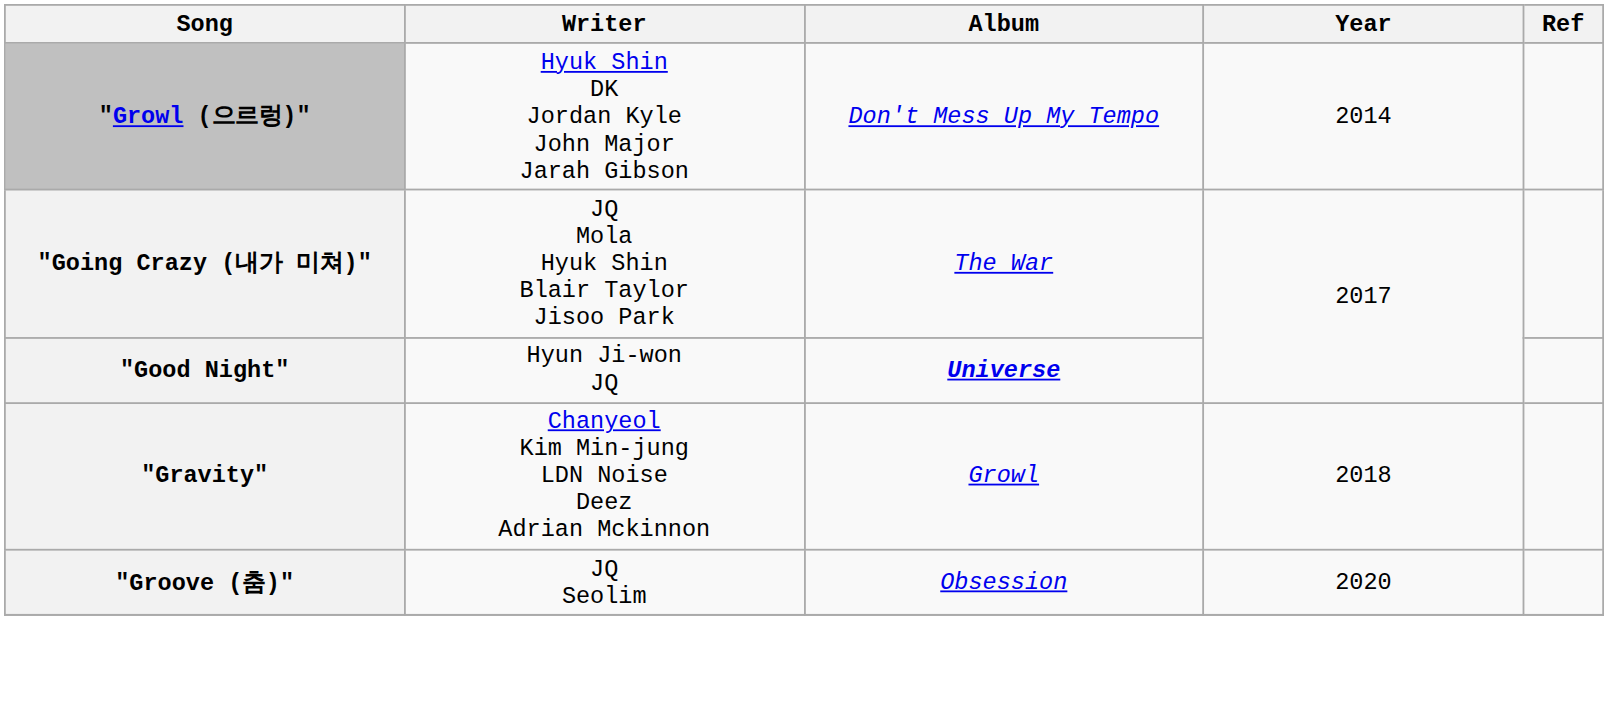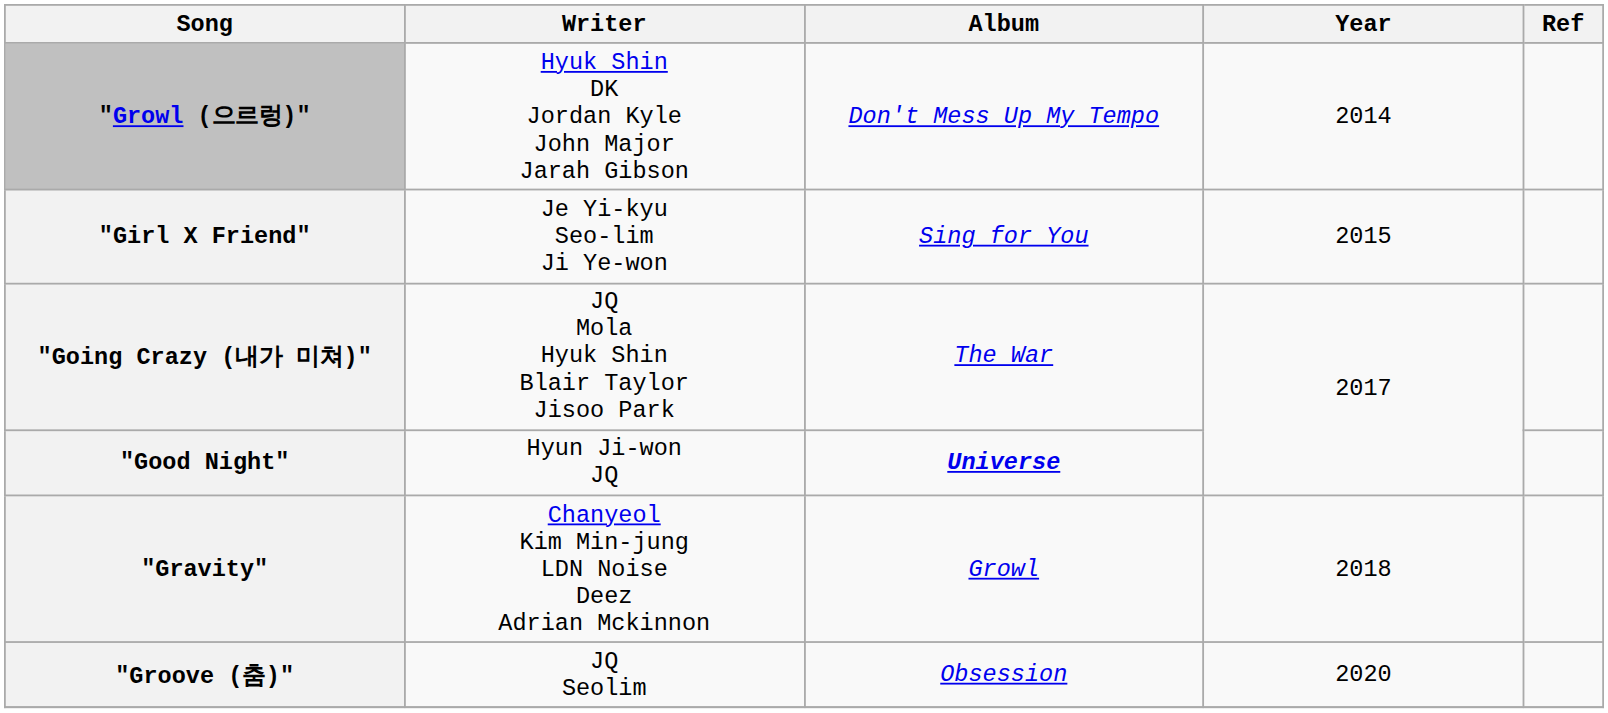+ row: (205, 237)
